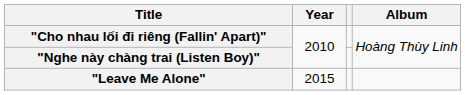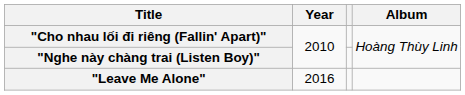(319, 79) 2015 -> (319, 79) 2016
